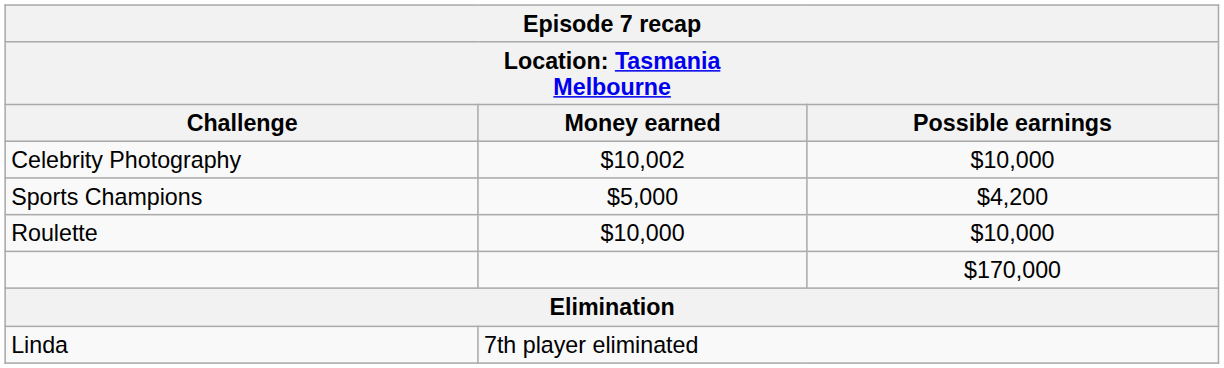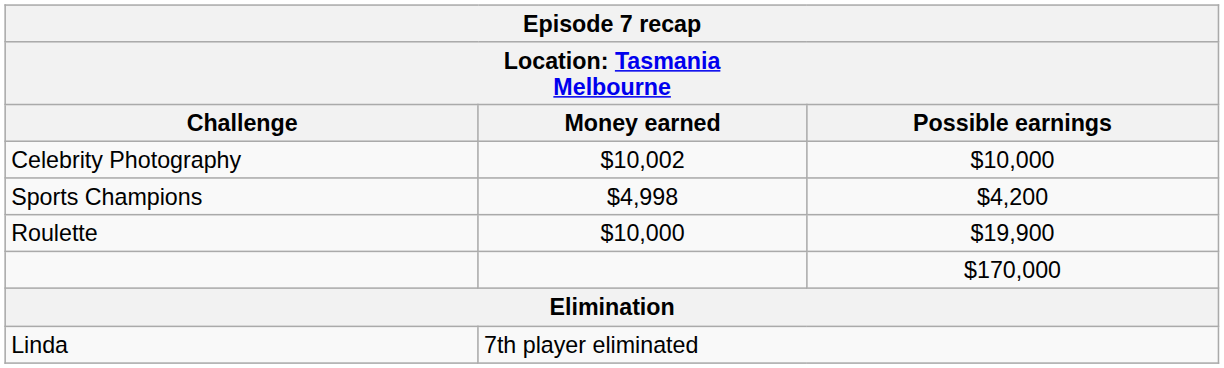(643, 197) $5,000 -> (643, 197) $4,998
(1013, 234) $10,000 -> (1013, 234) $19,900
